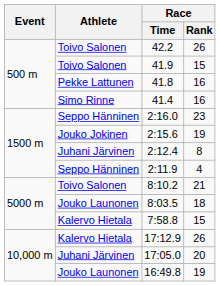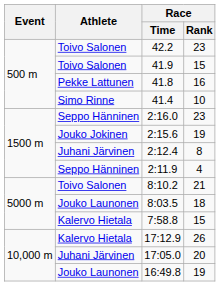(199, 48) 26 -> (199, 48) 23
(199, 100) 16 -> (199, 100) 10
